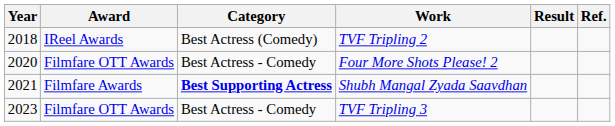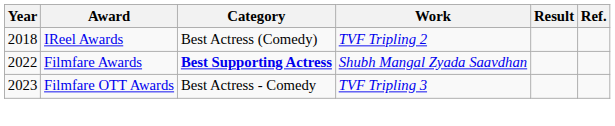- row: (418, 62)
(23, 86) 2021 -> (23, 62) 2022
